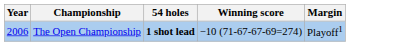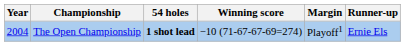+ column: (373, 13)
(18, 31) 2006 -> (18, 31) 2004
